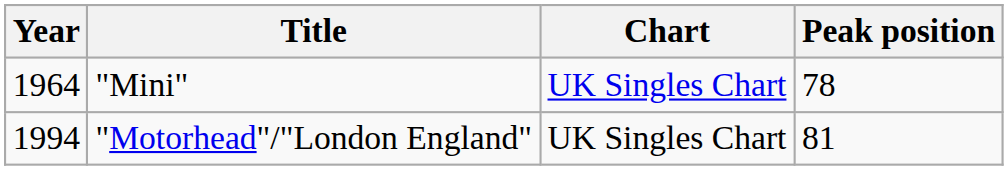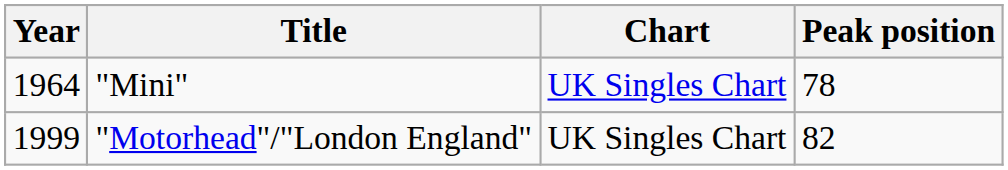(46, 137) 1994 -> (46, 137) 1999
(819, 137) 81 -> (819, 137) 82
